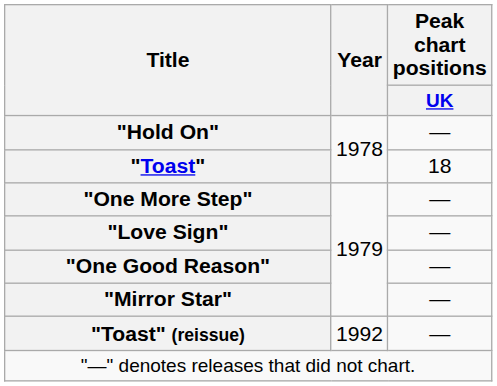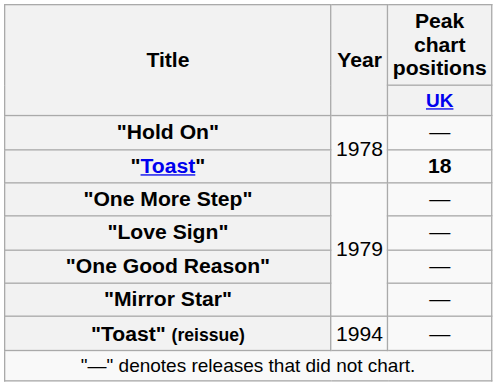(440, 165) normal -> (440, 165) bold
(360, 333) 1992 -> (360, 333) 1994
